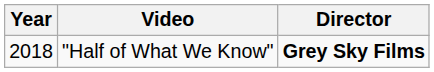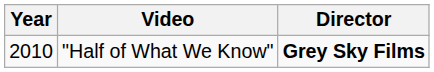(31, 51) 2018 -> (31, 51) 2010
